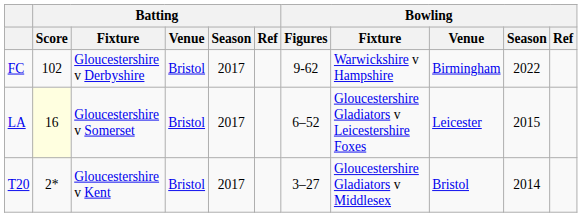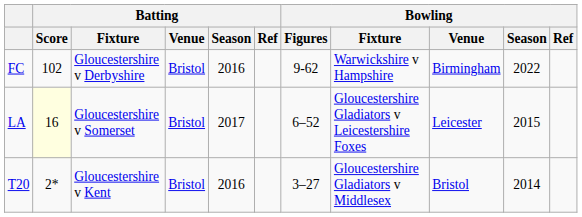(231, 68) 2017 -> (231, 68) 2016
(231, 185) 2017 -> (231, 185) 2016
